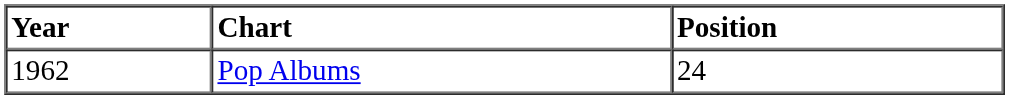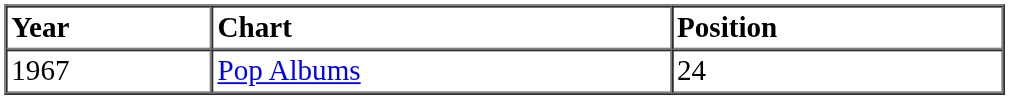(40, 70) 1962 -> (40, 70) 1967
